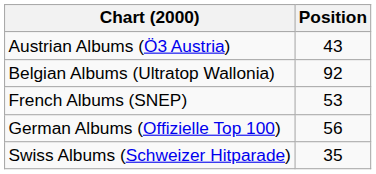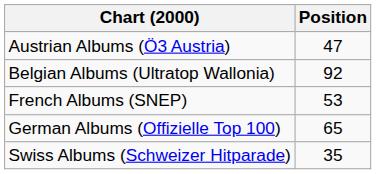(333, 45) 43 -> (333, 45) 47
(333, 127) 56 -> (333, 127) 65
